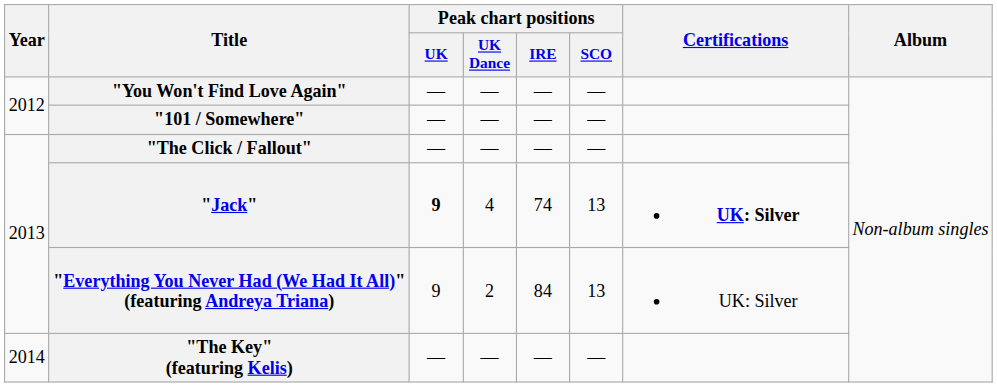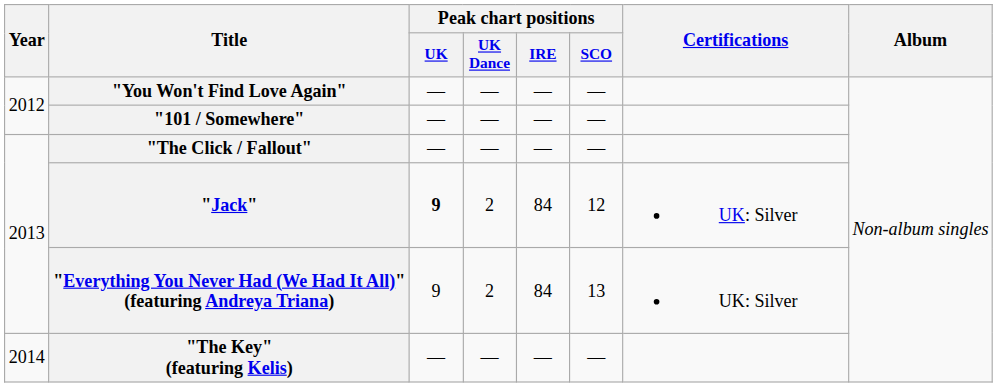(490, 205) 4 -> (490, 205) 2
(543, 205) 74 -> (543, 205) 84
(596, 205) 13 -> (596, 205) 12
(736, 215) bold -> (736, 215) normal
